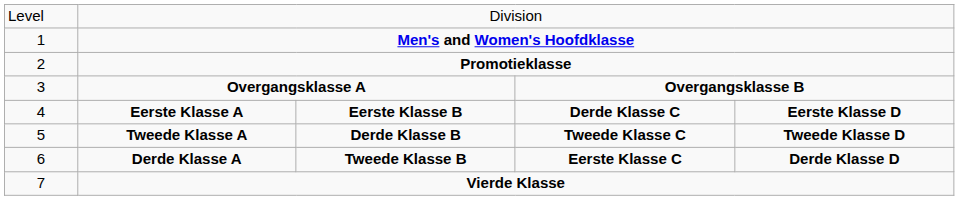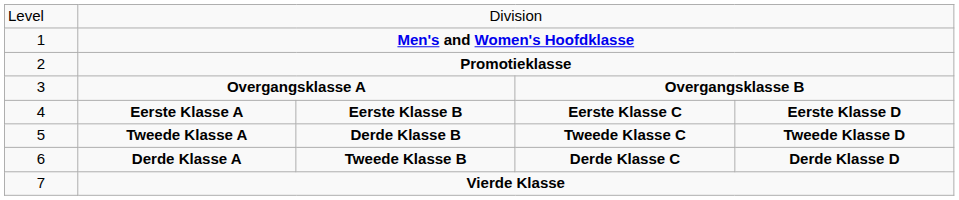(625, 111) Derde Klasse C -> (625, 111) Eerste Klasse C
(625, 159) Eerste Klasse C -> (625, 159) Derde Klasse C
